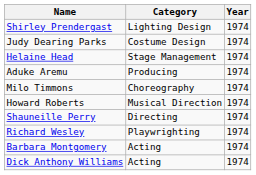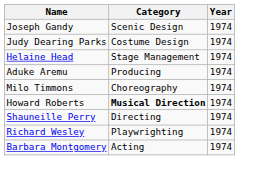- row: (59, 27)
+ row: (40, 27)
(175, 102) normal -> (158, 102) bold
- row: (65, 162)
